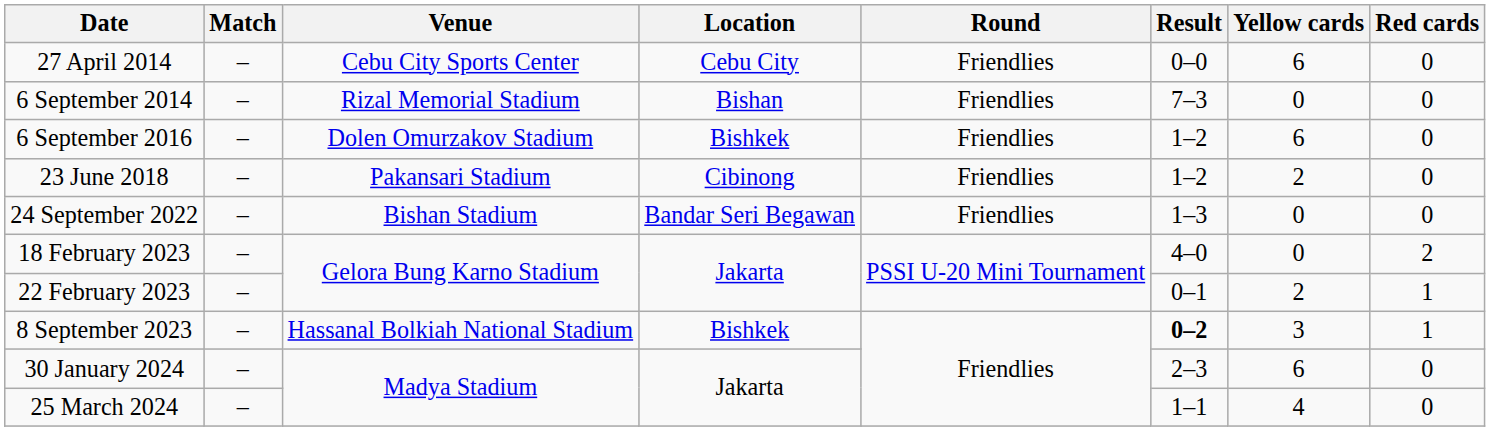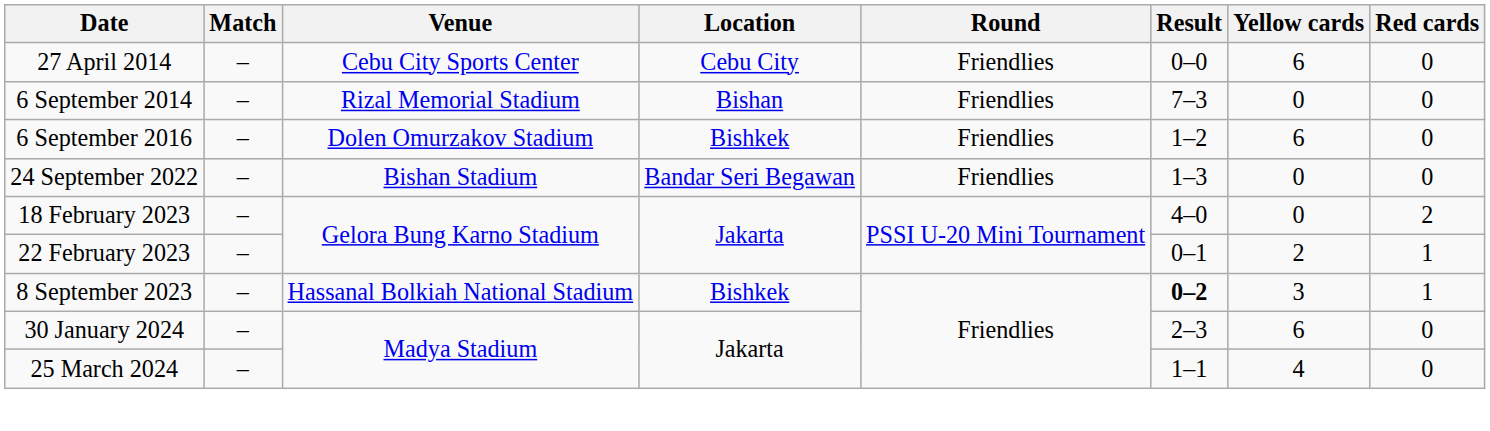- row: (104, 176)
